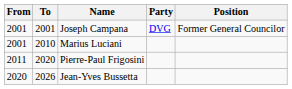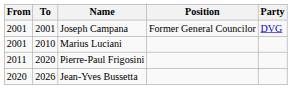columns swapped: (161, 12) <-> (231, 12)
